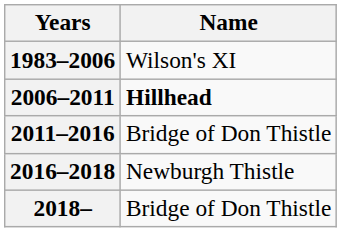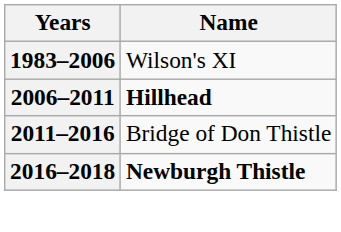(210, 171) normal -> (216, 171) bold
- row: (63, 208)
